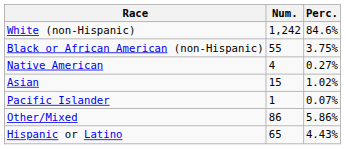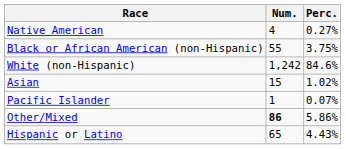rows swapped: (71, 30) <-> (55, 65)
(275, 117) normal -> (275, 117) bold
